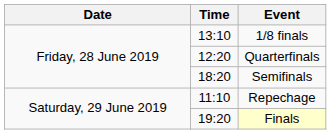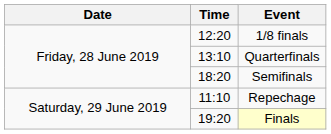(214, 35) 13:10 -> (214, 35) 12:20
(214, 56) 12:20 -> (214, 56) 13:10
